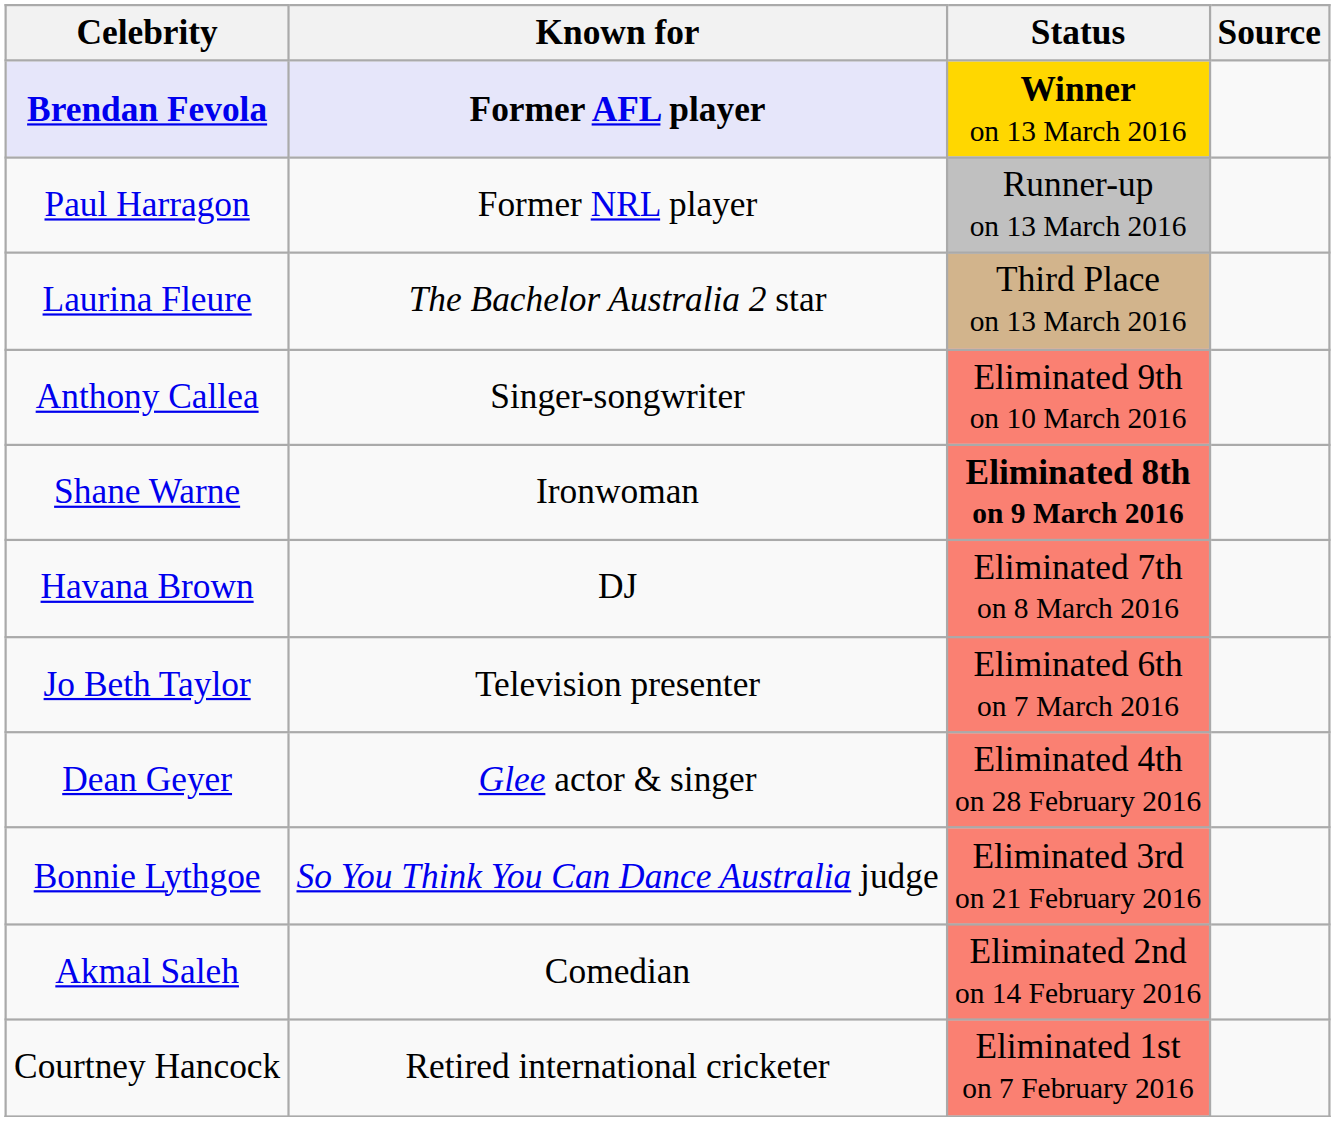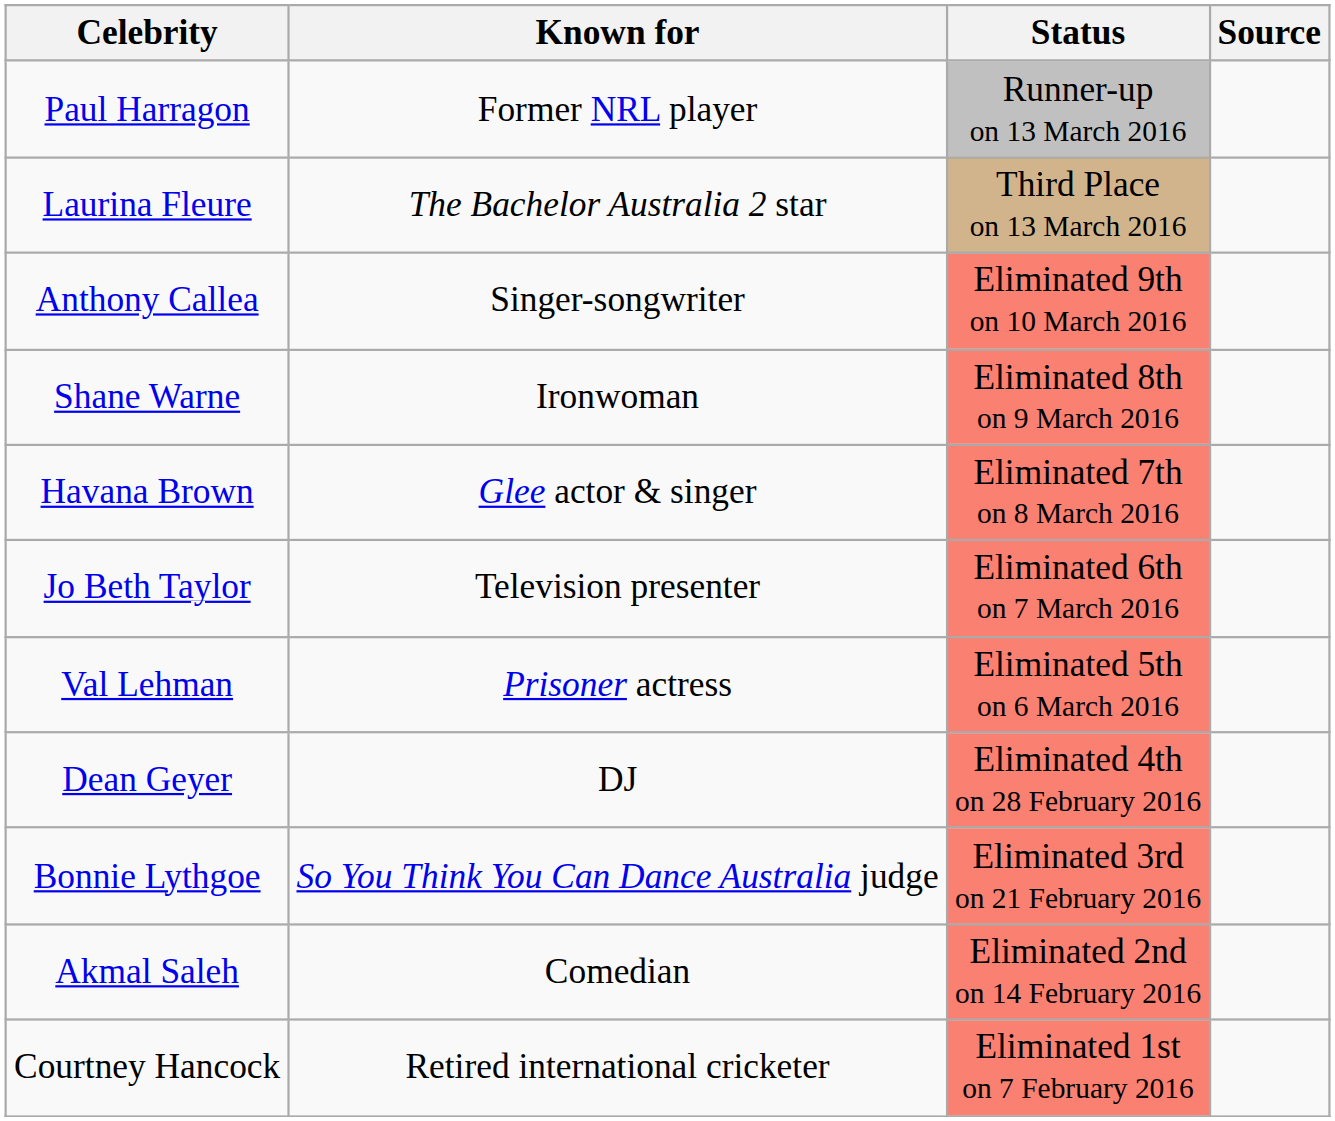- row: (147, 108)
(1078, 491) bold -> (1078, 396) normal
(618, 587) DJ -> (618, 491) Glee actor & singer
+ row: (147, 683)
(618, 779) Glee actor & singer -> (618, 779) DJ
